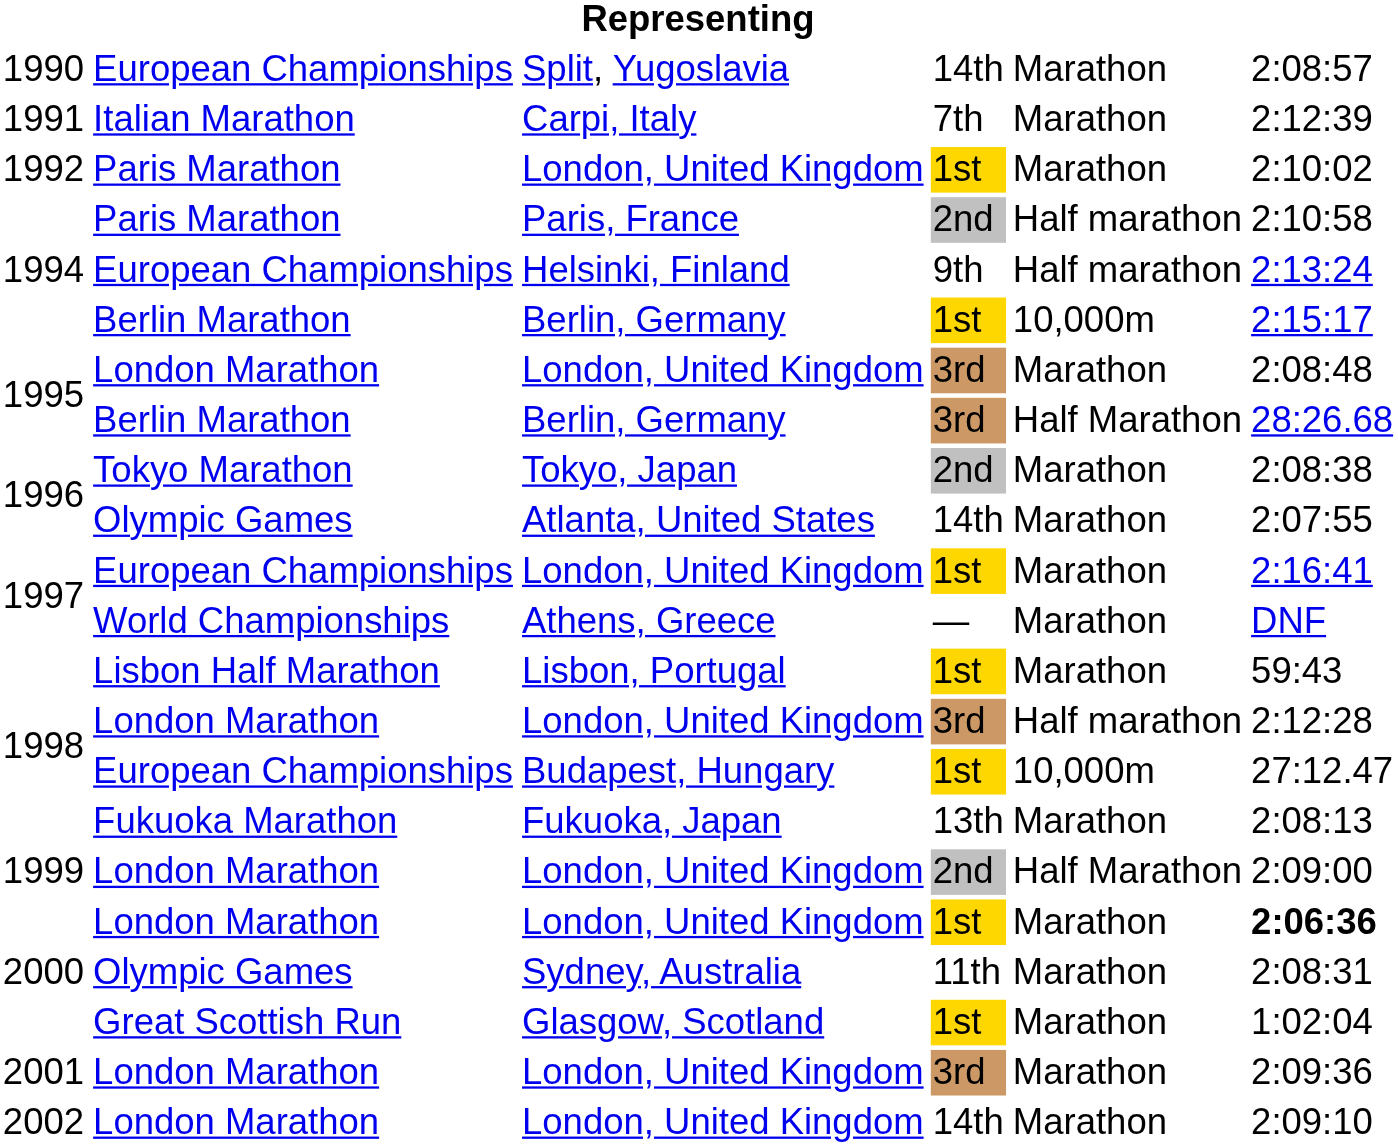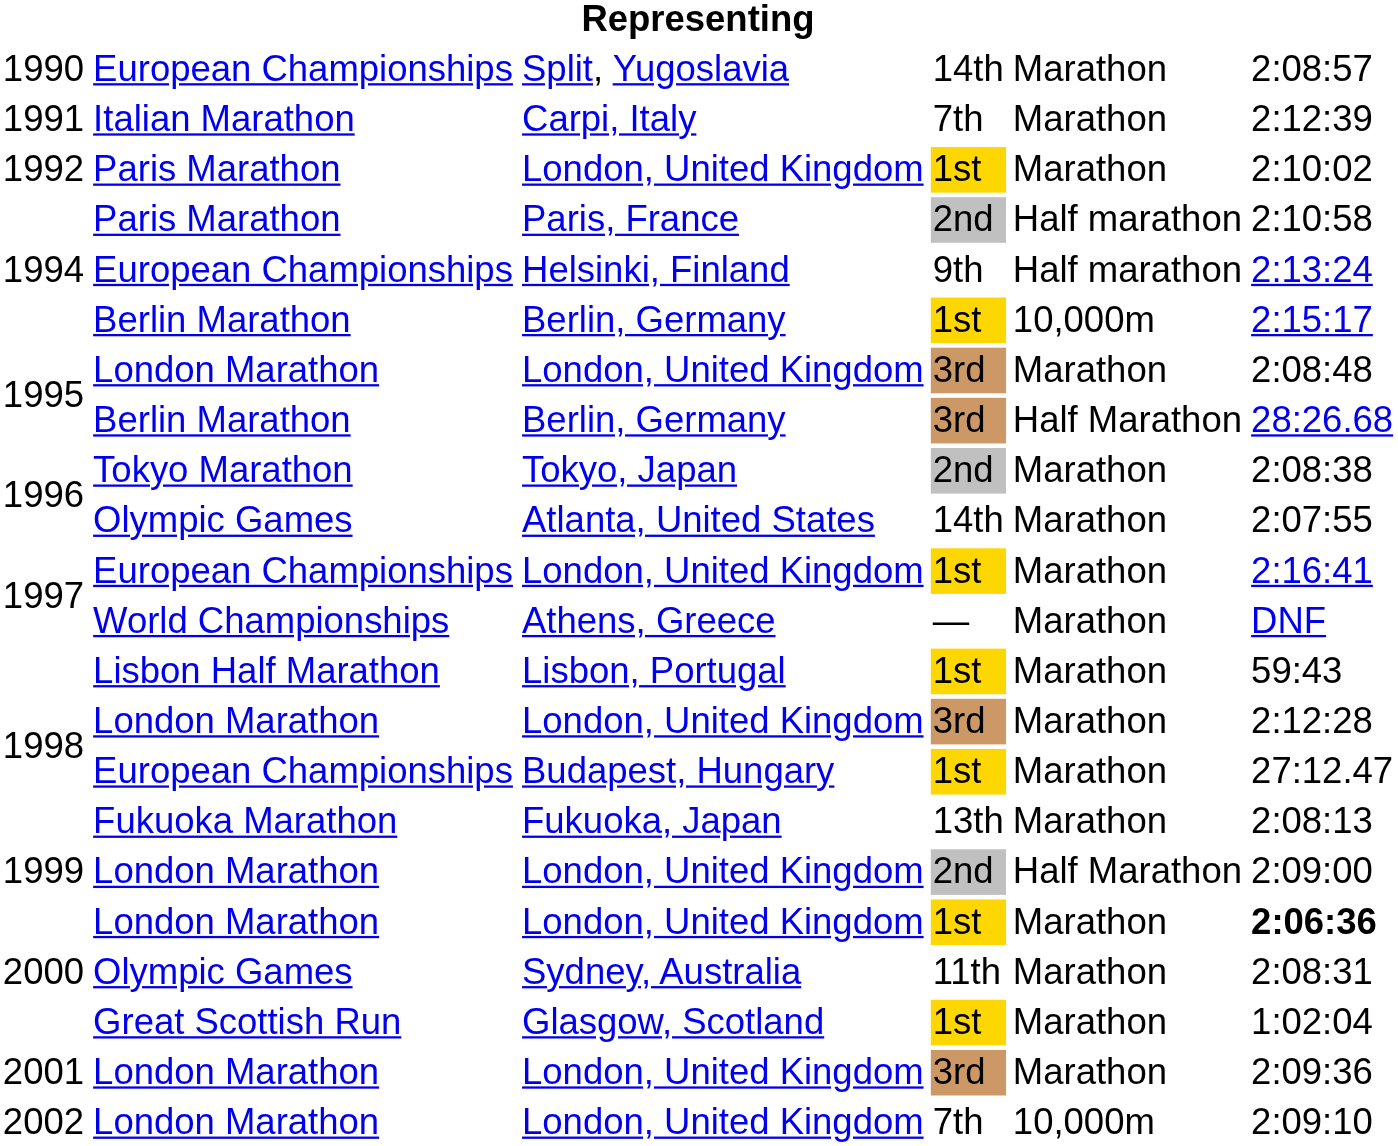(1127, 720) Half marathon -> (1090, 720) Marathon
(1084, 771) 10,000m -> (1090, 771) Marathon
(968, 1122) 14th -> (958, 1122) 7th
(1090, 1122) Marathon -> (1084, 1122) 10,000m
